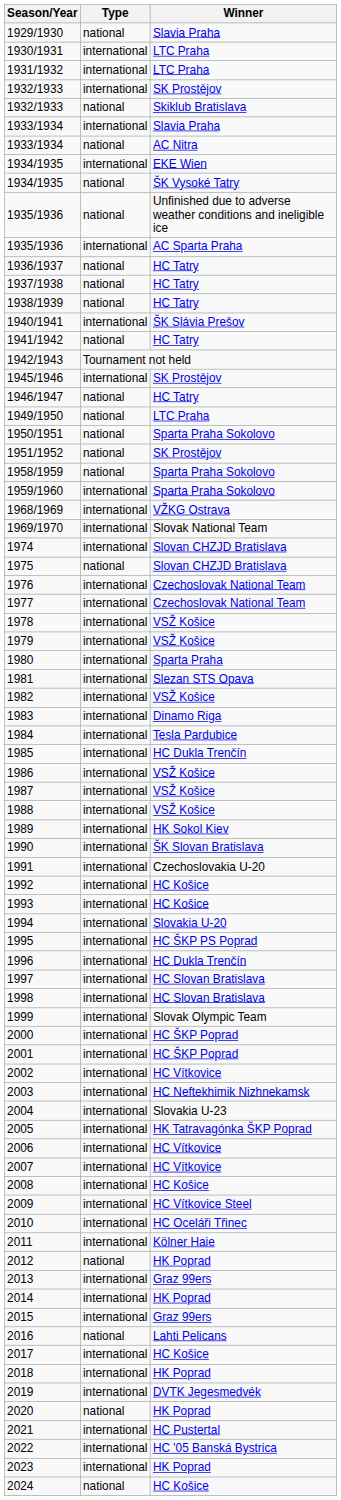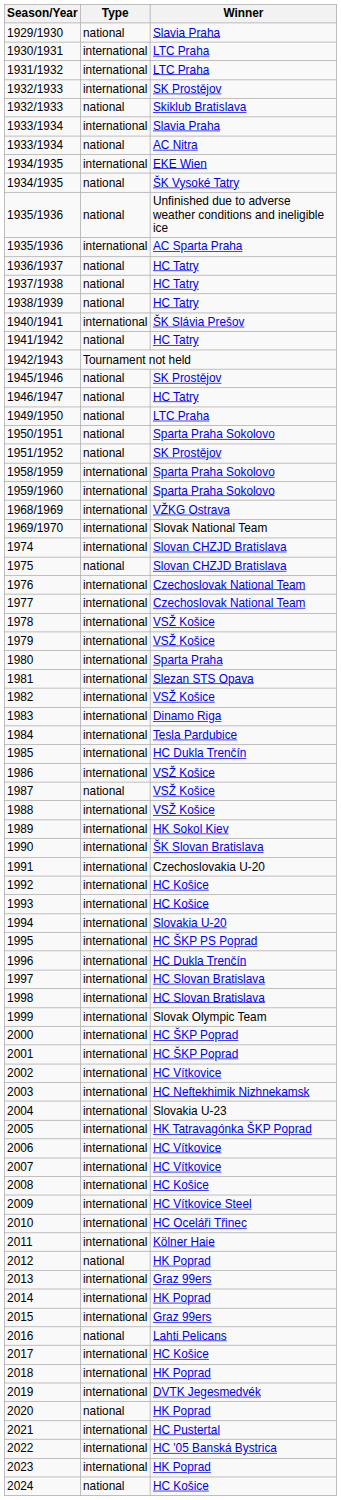(115, 378) international -> (104, 378) national
(104, 472) national -> (115, 472) international
(115, 791) international -> (104, 791) national
